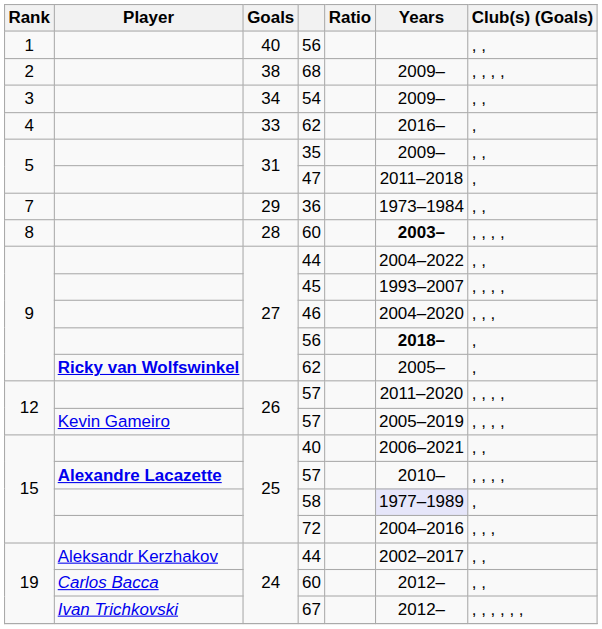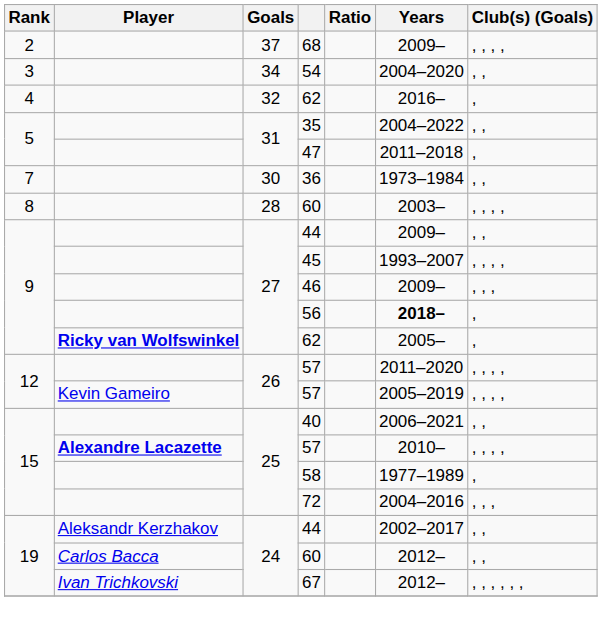- row: (29, 44)
(271, 71) 38 -> (271, 44) 37
(421, 98) 2009– -> (421, 71) 2004–2020
(271, 125) 33 -> (271, 98) 32
(421, 152) 2009– -> (421, 125) 2004–2022
(271, 206) 29 -> (271, 179) 30
(421, 233) bold -> (421, 206) normal
(421, 260) 2004–2022 -> (421, 233) 2009–
(421, 313) 2004–2020 -> (421, 286) 2009–
(421, 502) lavender background -> (421, 475) no background
